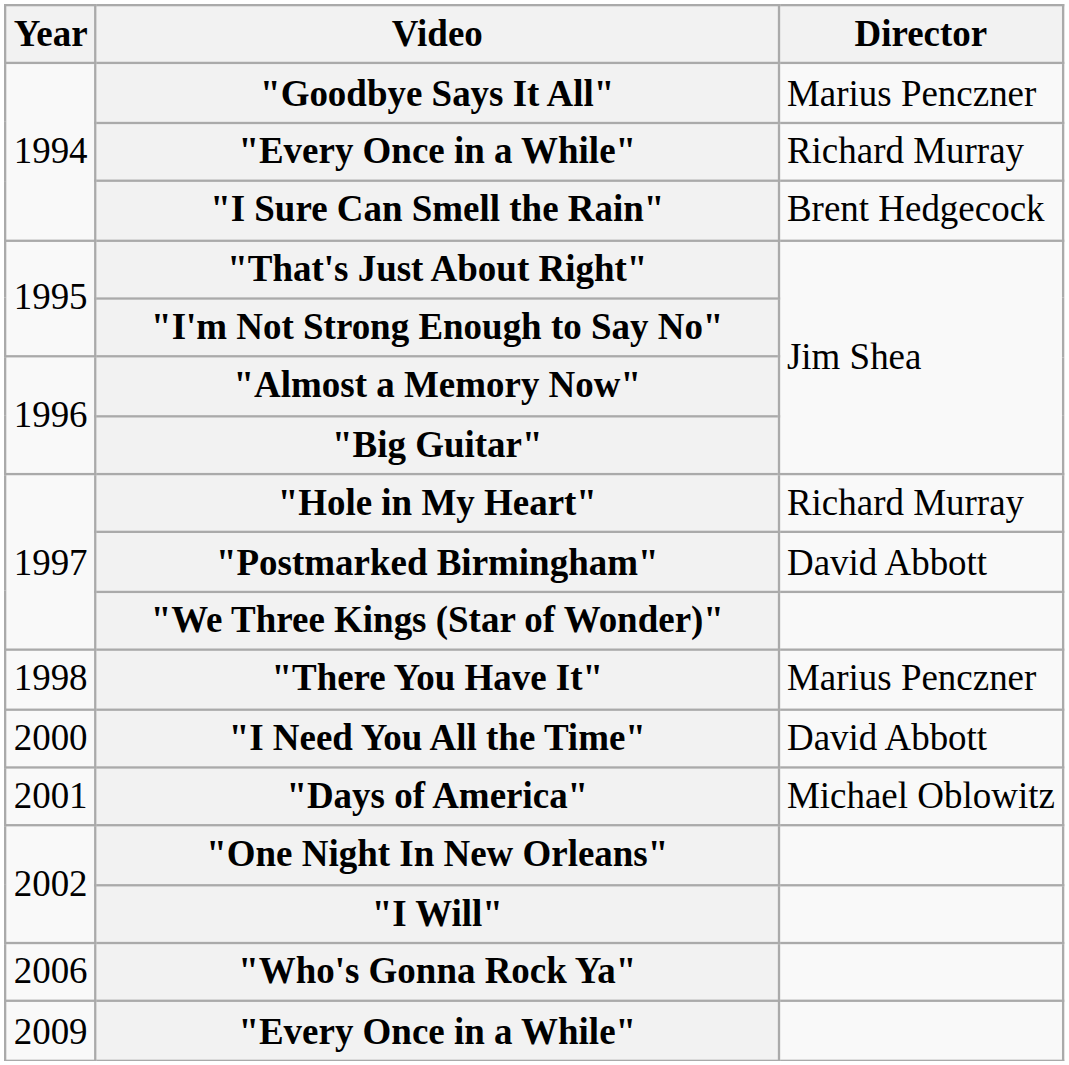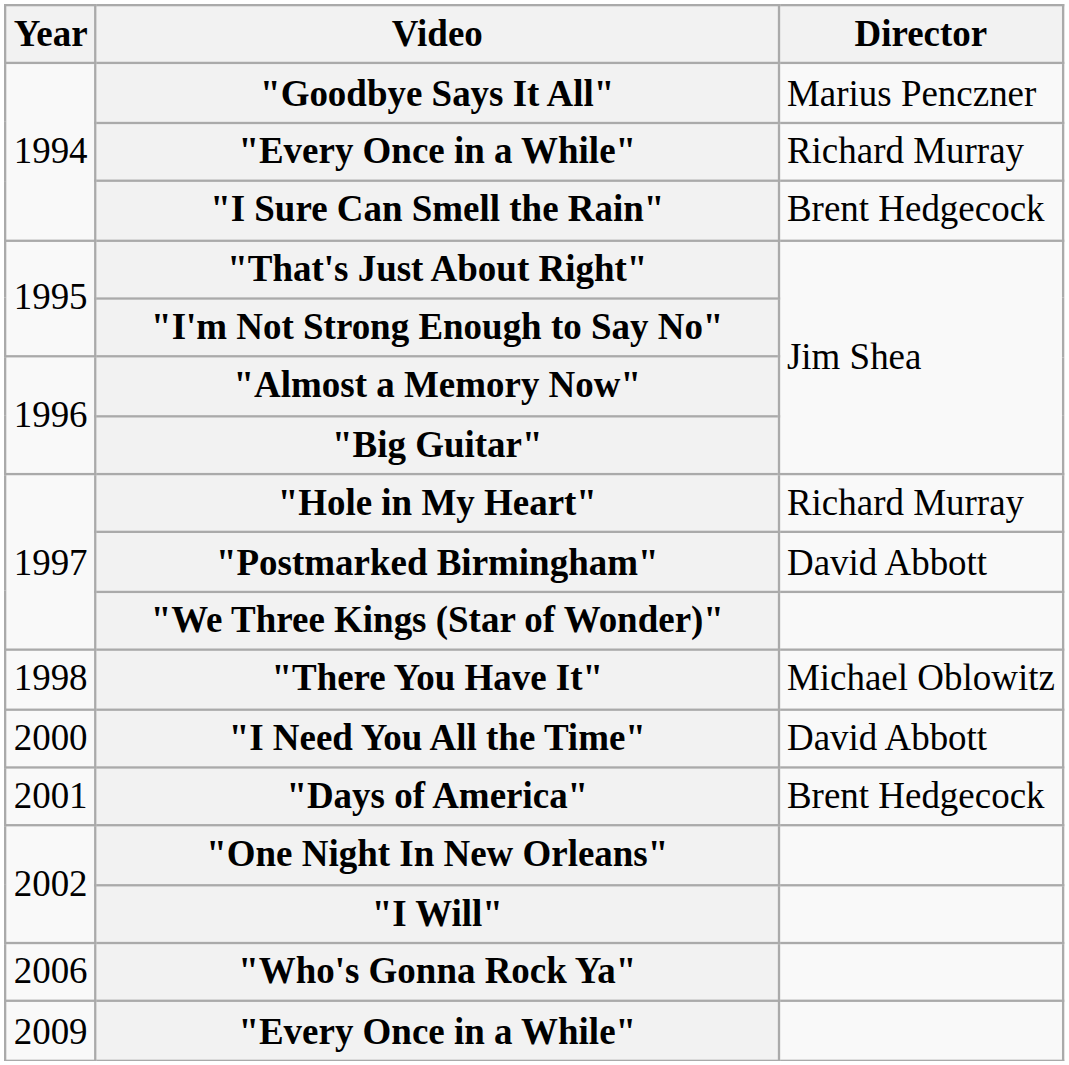(912, 678) Marius Penczner -> (921, 678) Michael Oblowitz
(921, 795) Michael Oblowitz -> (916, 795) Brent Hedgecock
